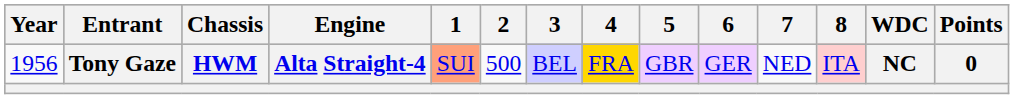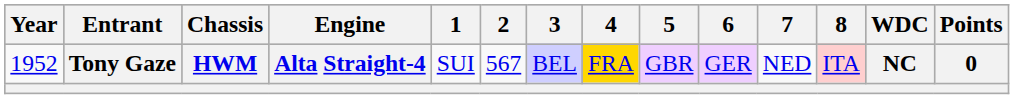(34, 63) 1956 -> (34, 63) 1952
(456, 63) lightsalmon background -> (456, 63) no background
(504, 63) 500 -> (504, 63) 567
